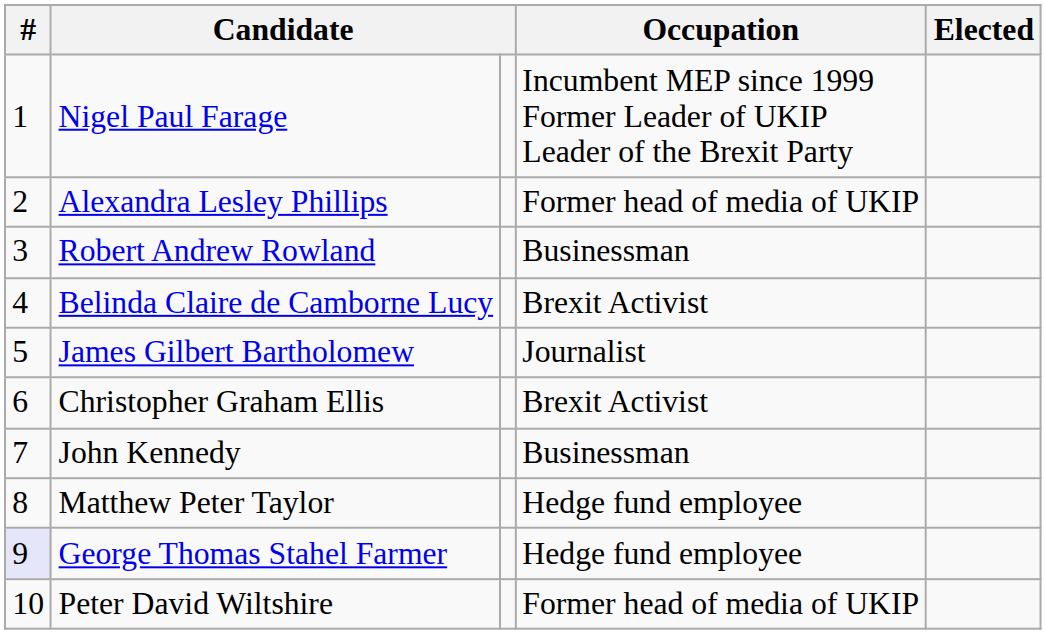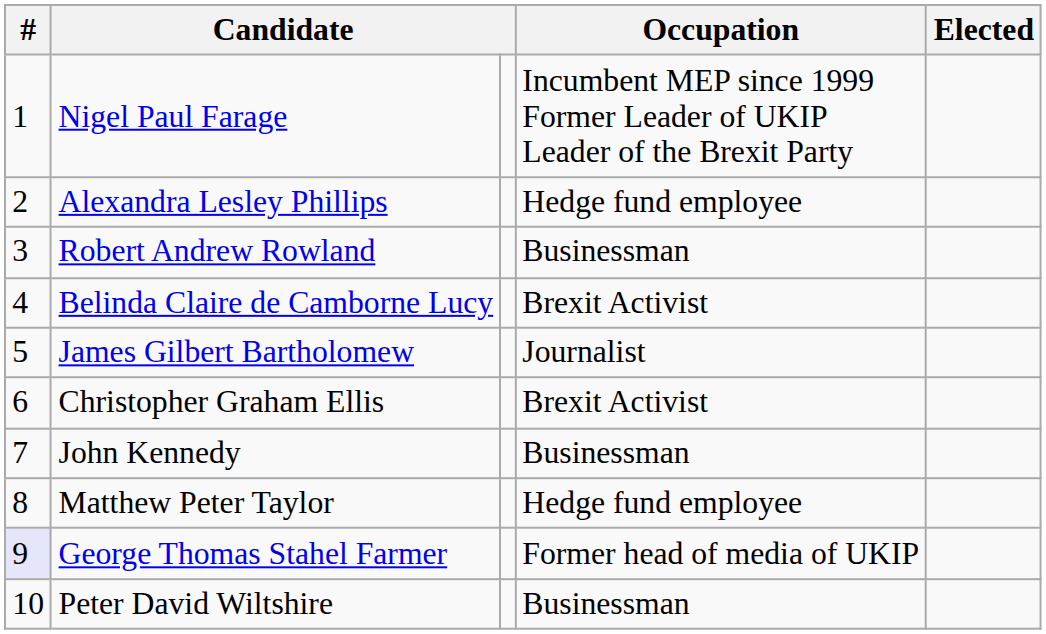(721, 201) Former head of media of UKIP -> (662, 201) Hedge fund employee
(662, 553) Hedge fund employee -> (721, 553) Former head of media of UKIP
(721, 603) Former head of media of UKIP -> (606, 603) Businessman
